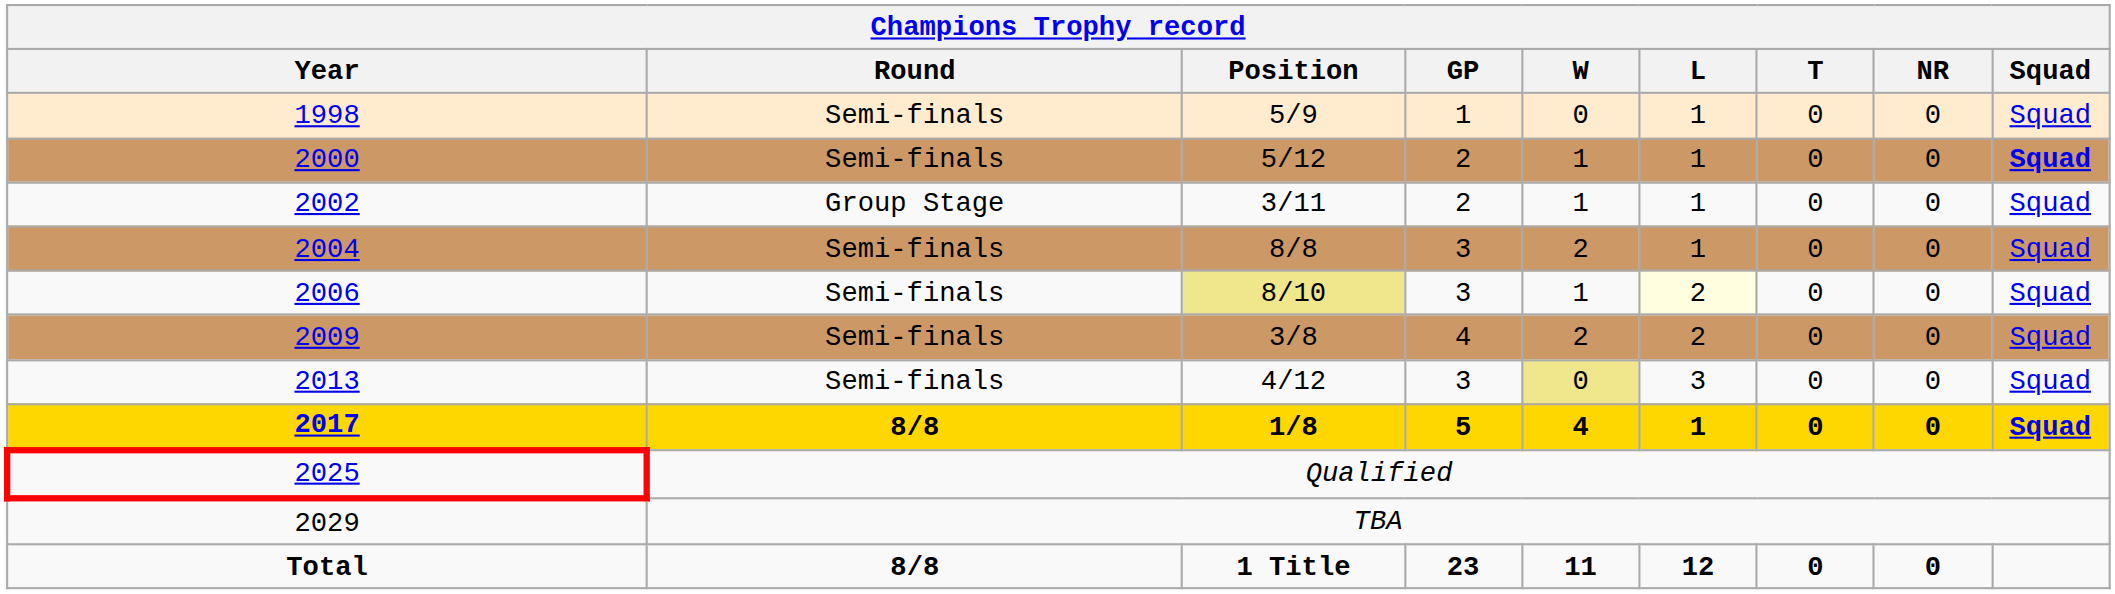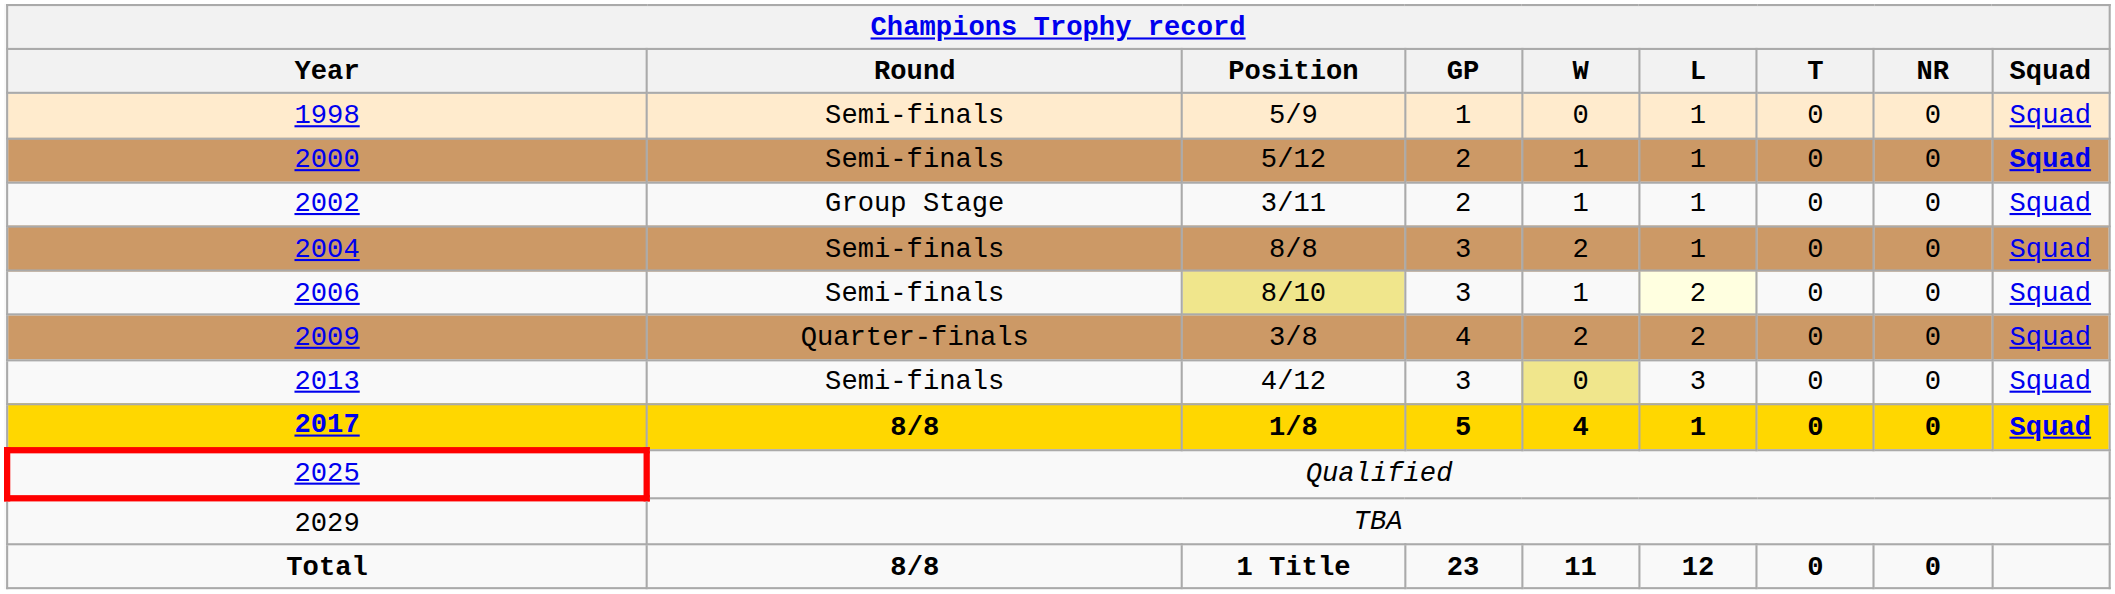(915, 337) Semi-finals -> (915, 337) Quarter-finals
